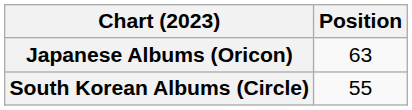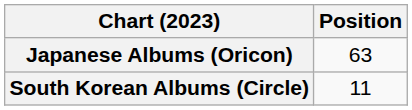(361, 88) 55 -> (361, 88) 11
